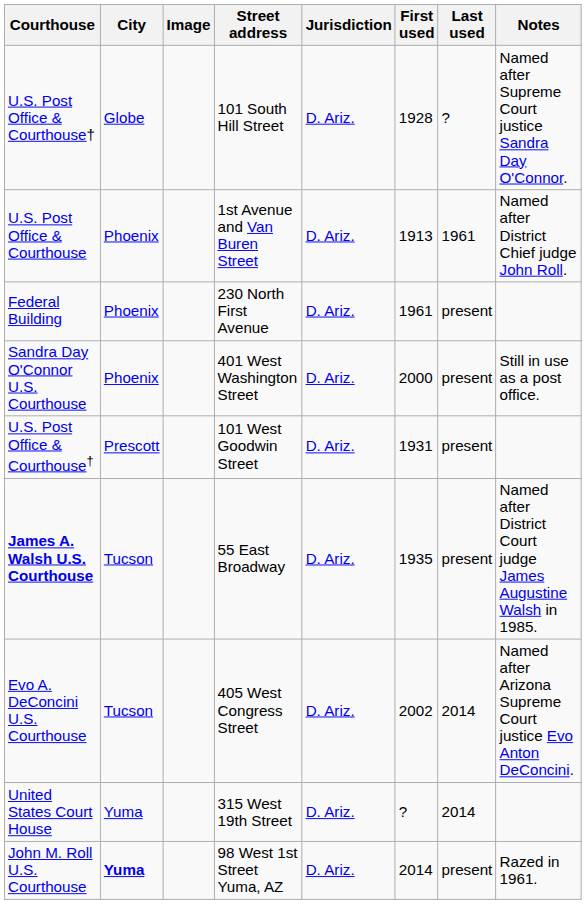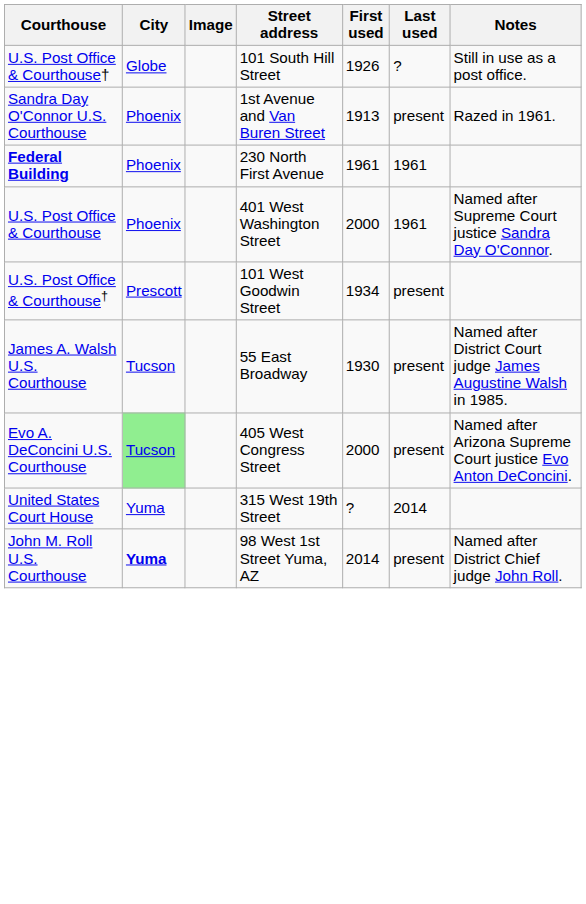- column: (349, 25)
(416, 117) 1928 -> (363, 66) 1926
(534, 117) Named after Supreme Court justice Sandra Day O'Connor. -> (505, 66) Still in use as a post office.
(47, 235) U.S. Post Office & Courthouse -> (57, 116) Sandra Day O'Connor U.S. Courthouse
(459, 235) 1961 -> (419, 116) present
(538, 235) Named after District Chief judge John Roll. -> (505, 116) Razed in 1961.
(35, 311) normal -> (38, 165) bold
(467, 311) present -> (410, 165) 1961
(48, 378) Sandra Day O'Connor U.S. Courthouse -> (62, 224) U.S. Post Office & Courthouse
(467, 378) present -> (410, 224) 1961
(534, 378) Still in use as a post office. -> (505, 224) Named after Supreme Court justice Sandra Day O'Connor.
(416, 446) 1931 -> (363, 290) 1934
(51, 558) bold -> (62, 366) normal
(416, 558) 1935 -> (363, 366) 1930
(128, 710) no background -> (151, 450) lightgreen background
(416, 710) 2002 -> (363, 450) 2000
(459, 710) 2014 -> (419, 450) present
(530, 870) Razed in 1961. -> (508, 558) Named after District Chief judge John Roll.
